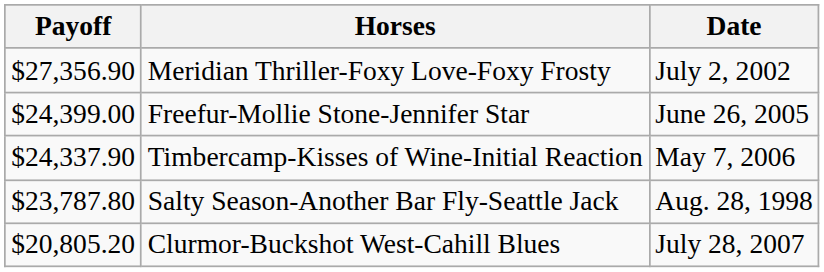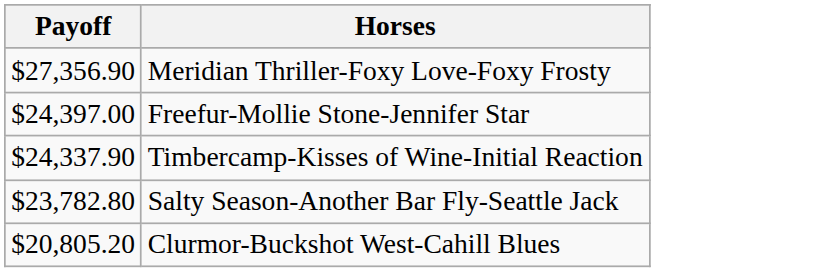- column: (734, 26)
(73, 113) $24,399.00 -> (73, 113) $24,397.00
(73, 200) $23,787.80 -> (73, 200) $23,782.80
